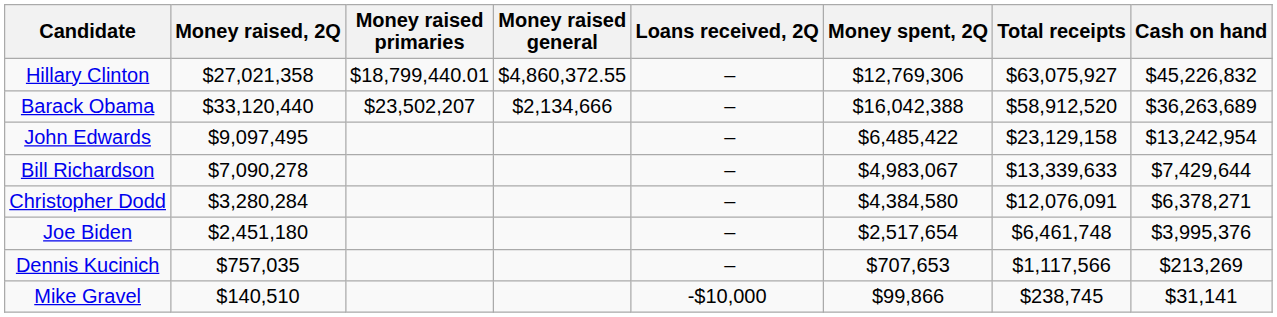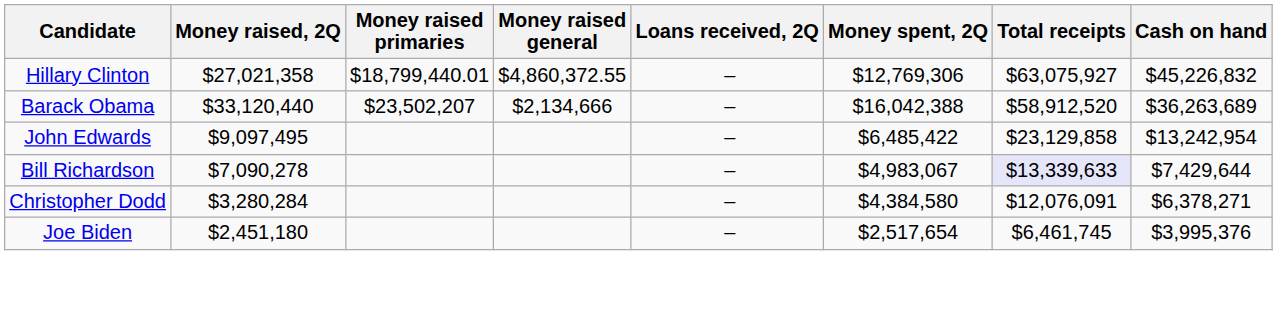(1062, 138) $23,129,158 -> (1062, 138) $23,129,858
(1062, 169) no background -> (1062, 169) lavender background
(1062, 233) $6,461,748 -> (1062, 233) $6,461,745
- row: (88, 264)
- row: (88, 296)
